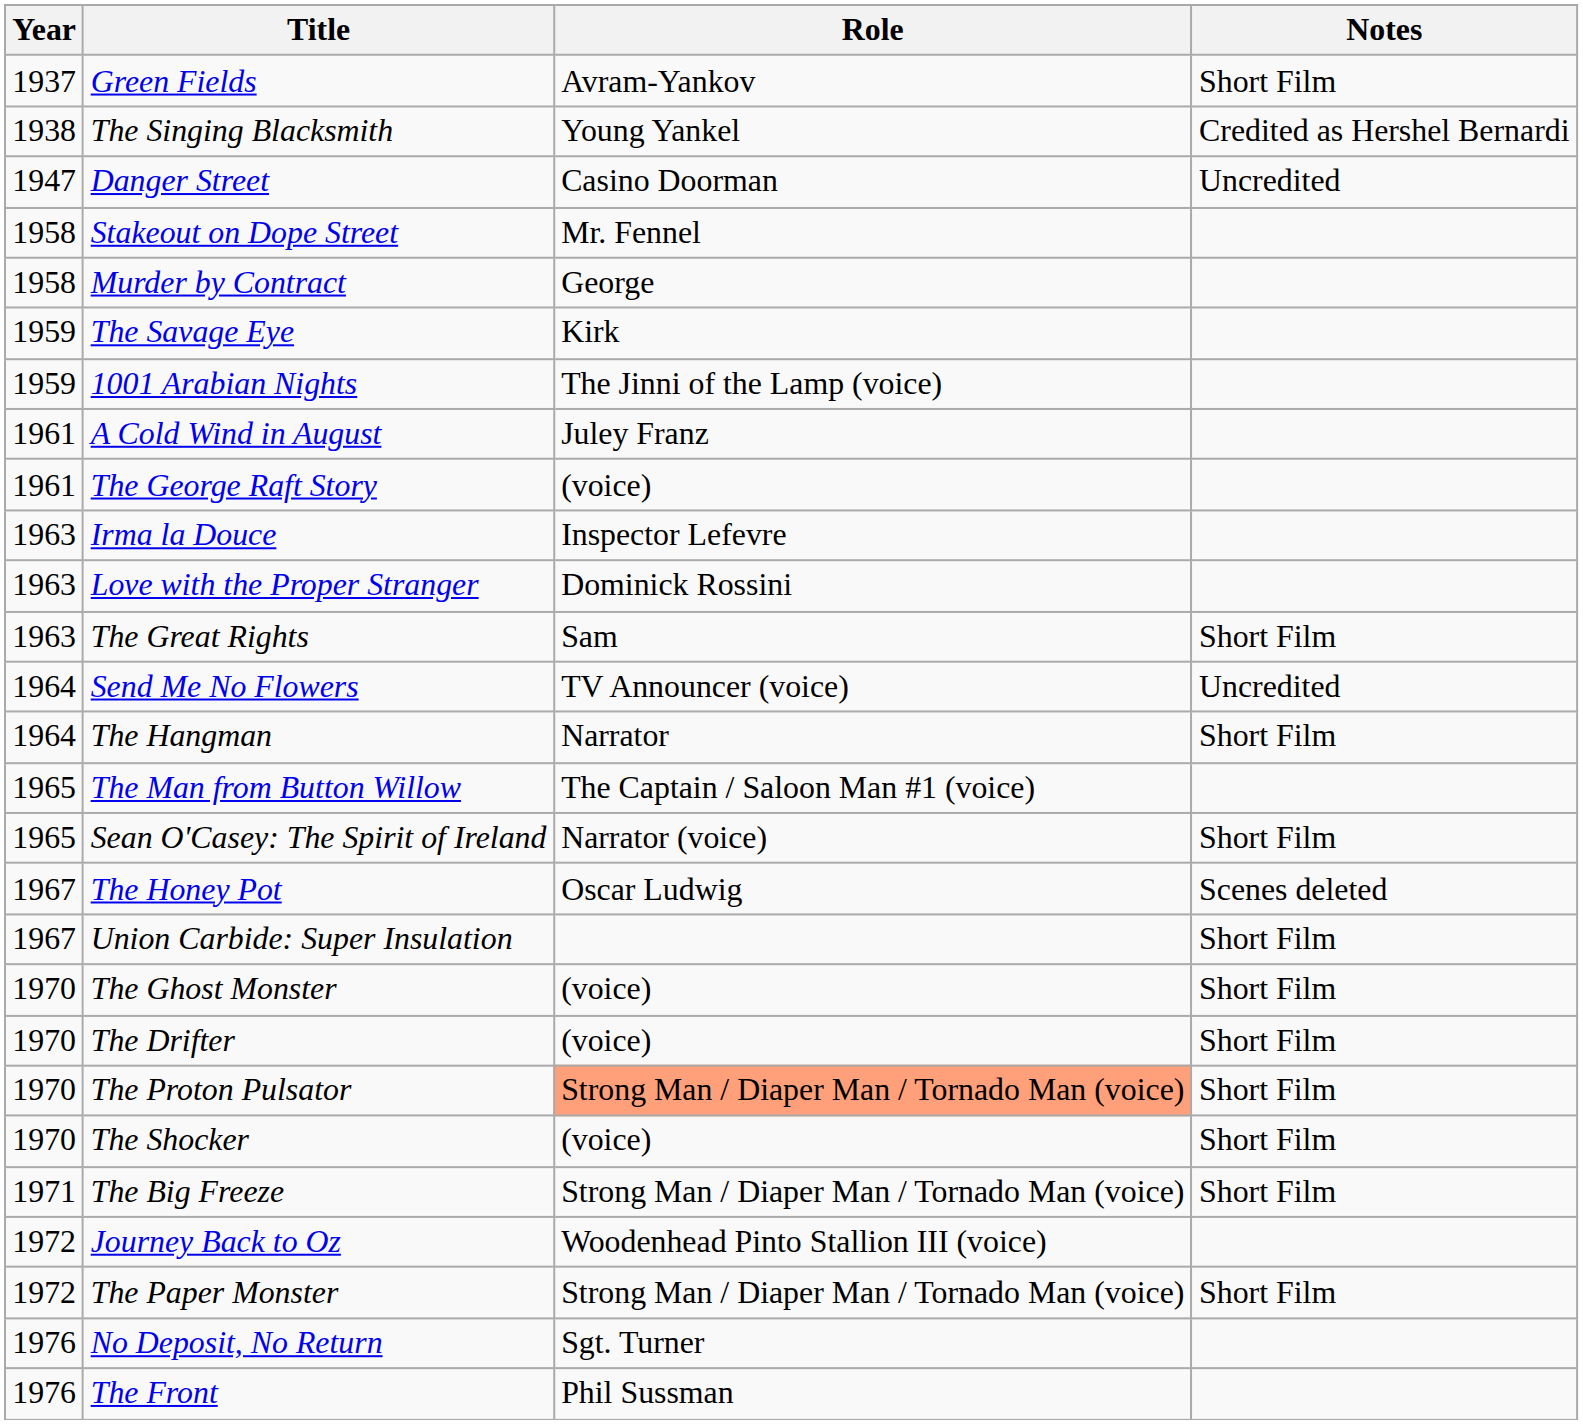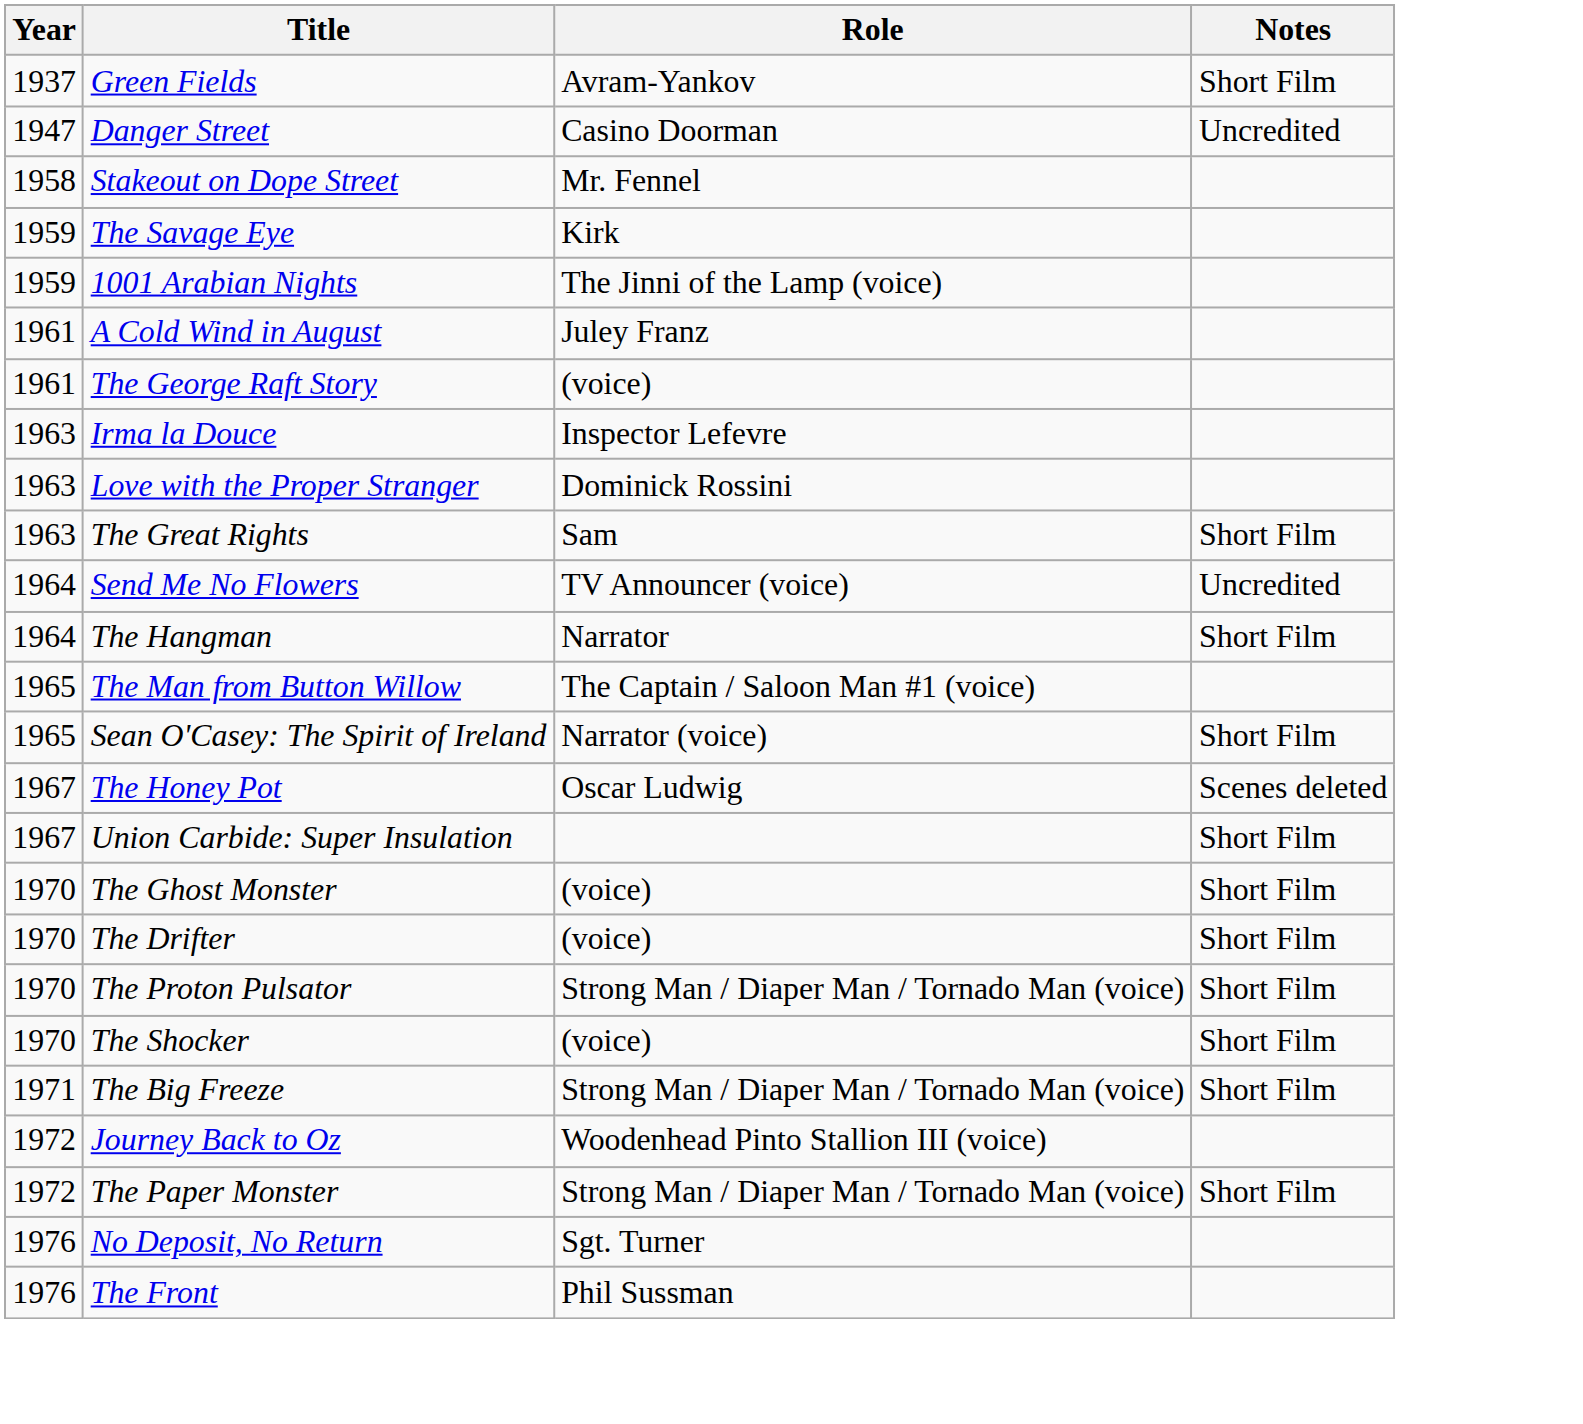- row: (242, 130)
- row: (218, 282)
(873, 1090) lightsalmon background -> (873, 989) no background
